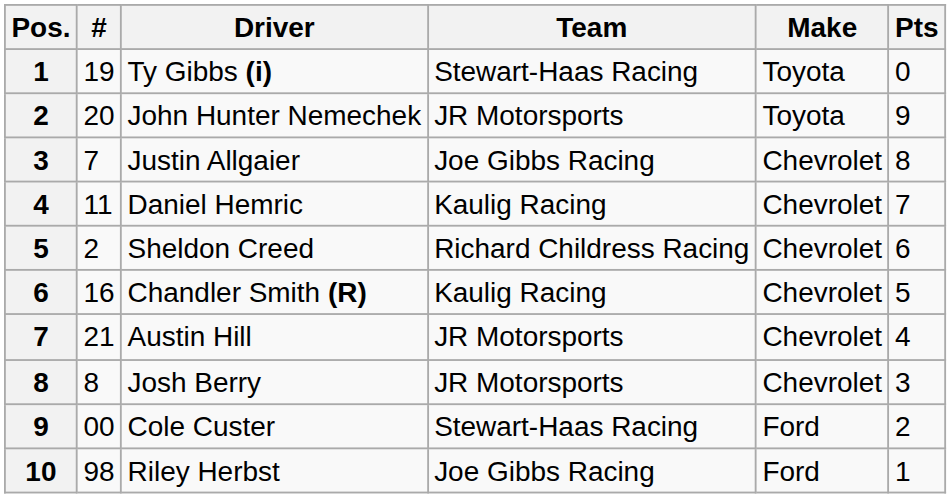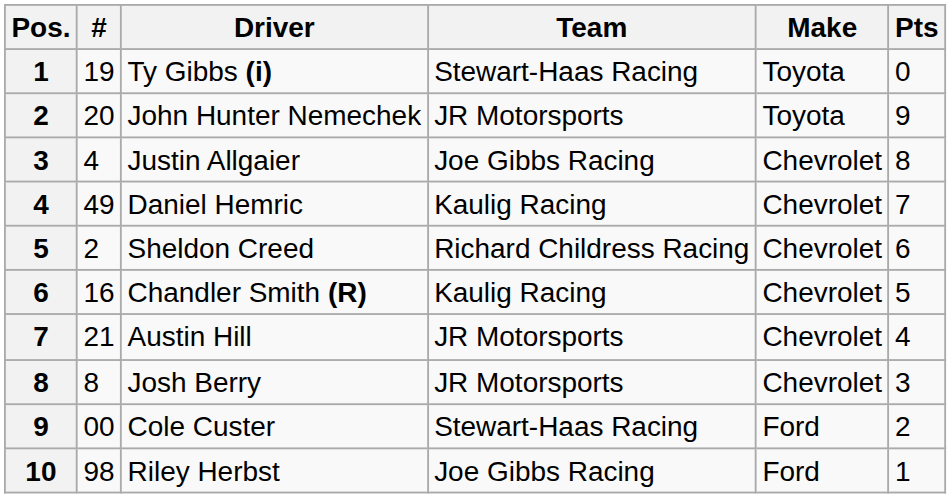(91, 160) 7 -> (91, 160) 4
(98, 204) 11 -> (99, 204) 49
